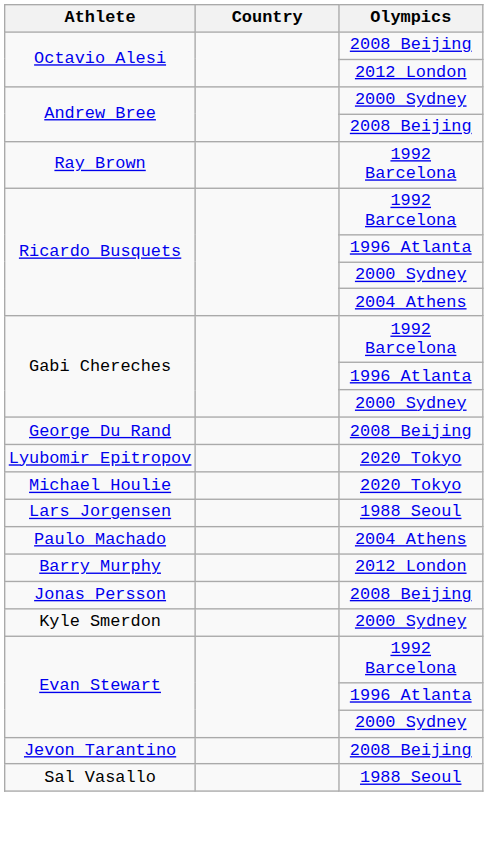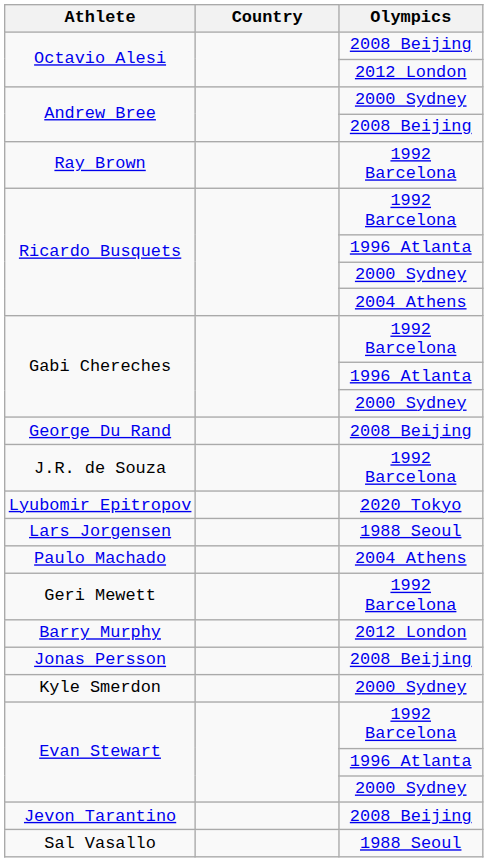+ row: (100, 468)
- row: (100, 486)
+ row: (100, 597)
